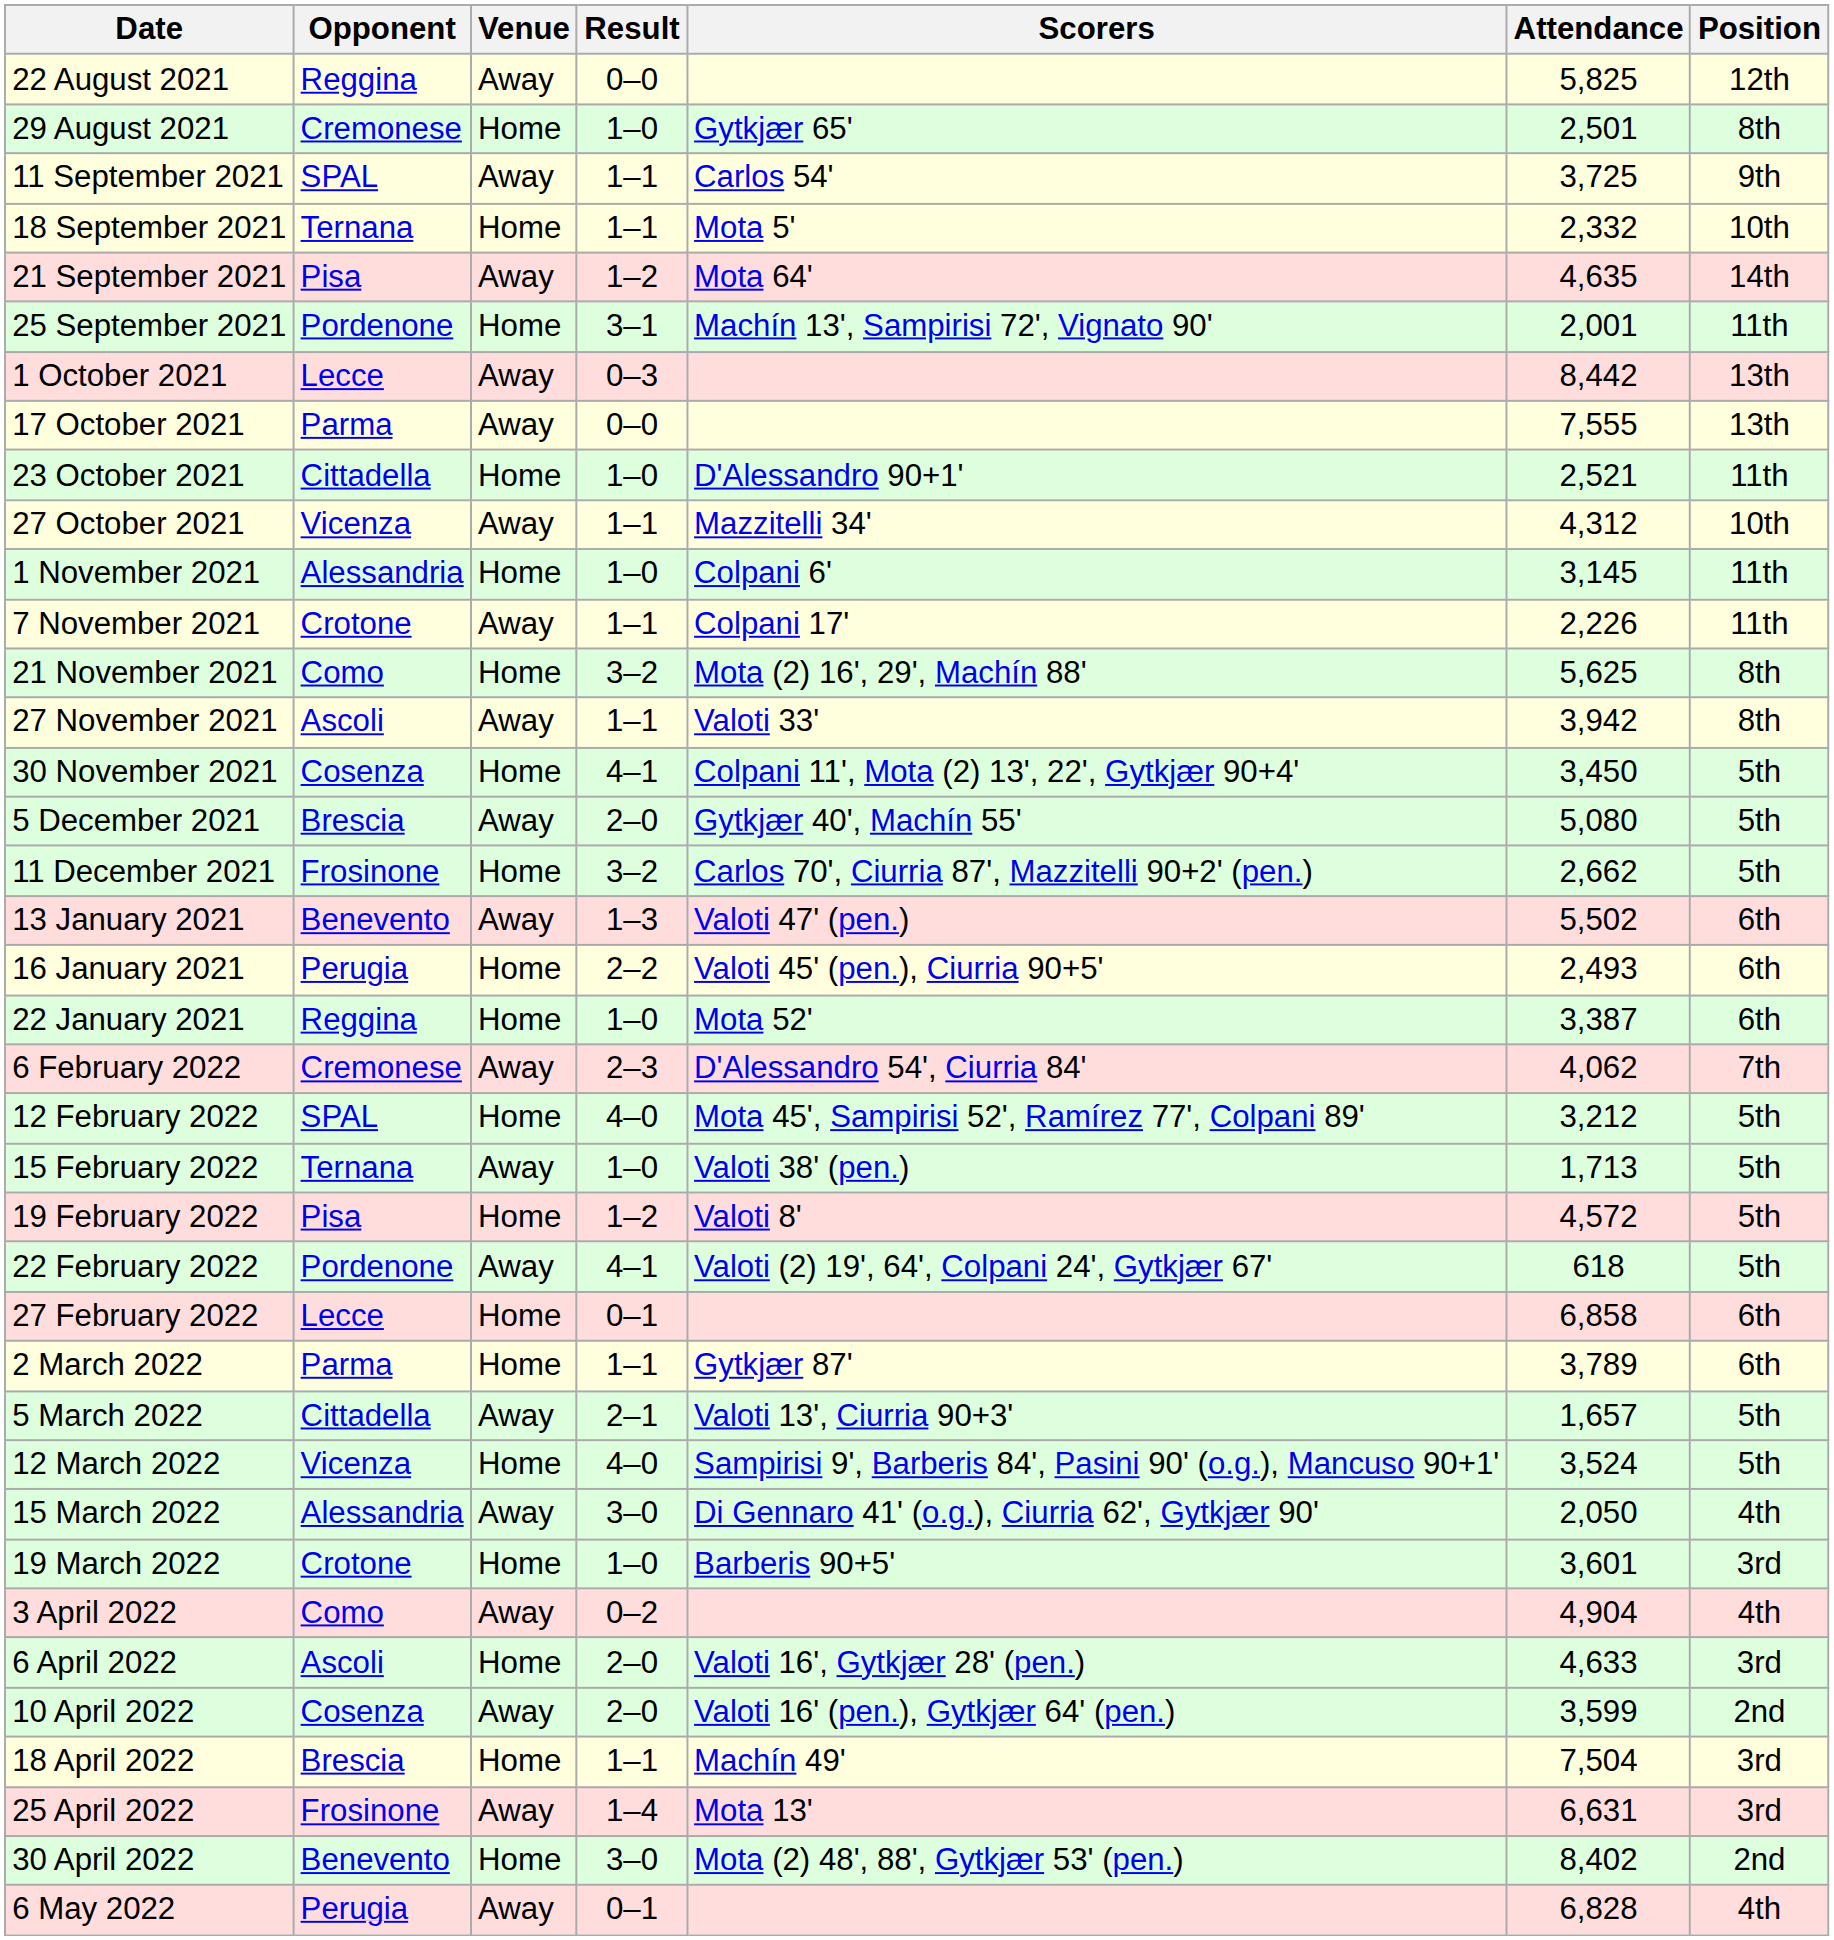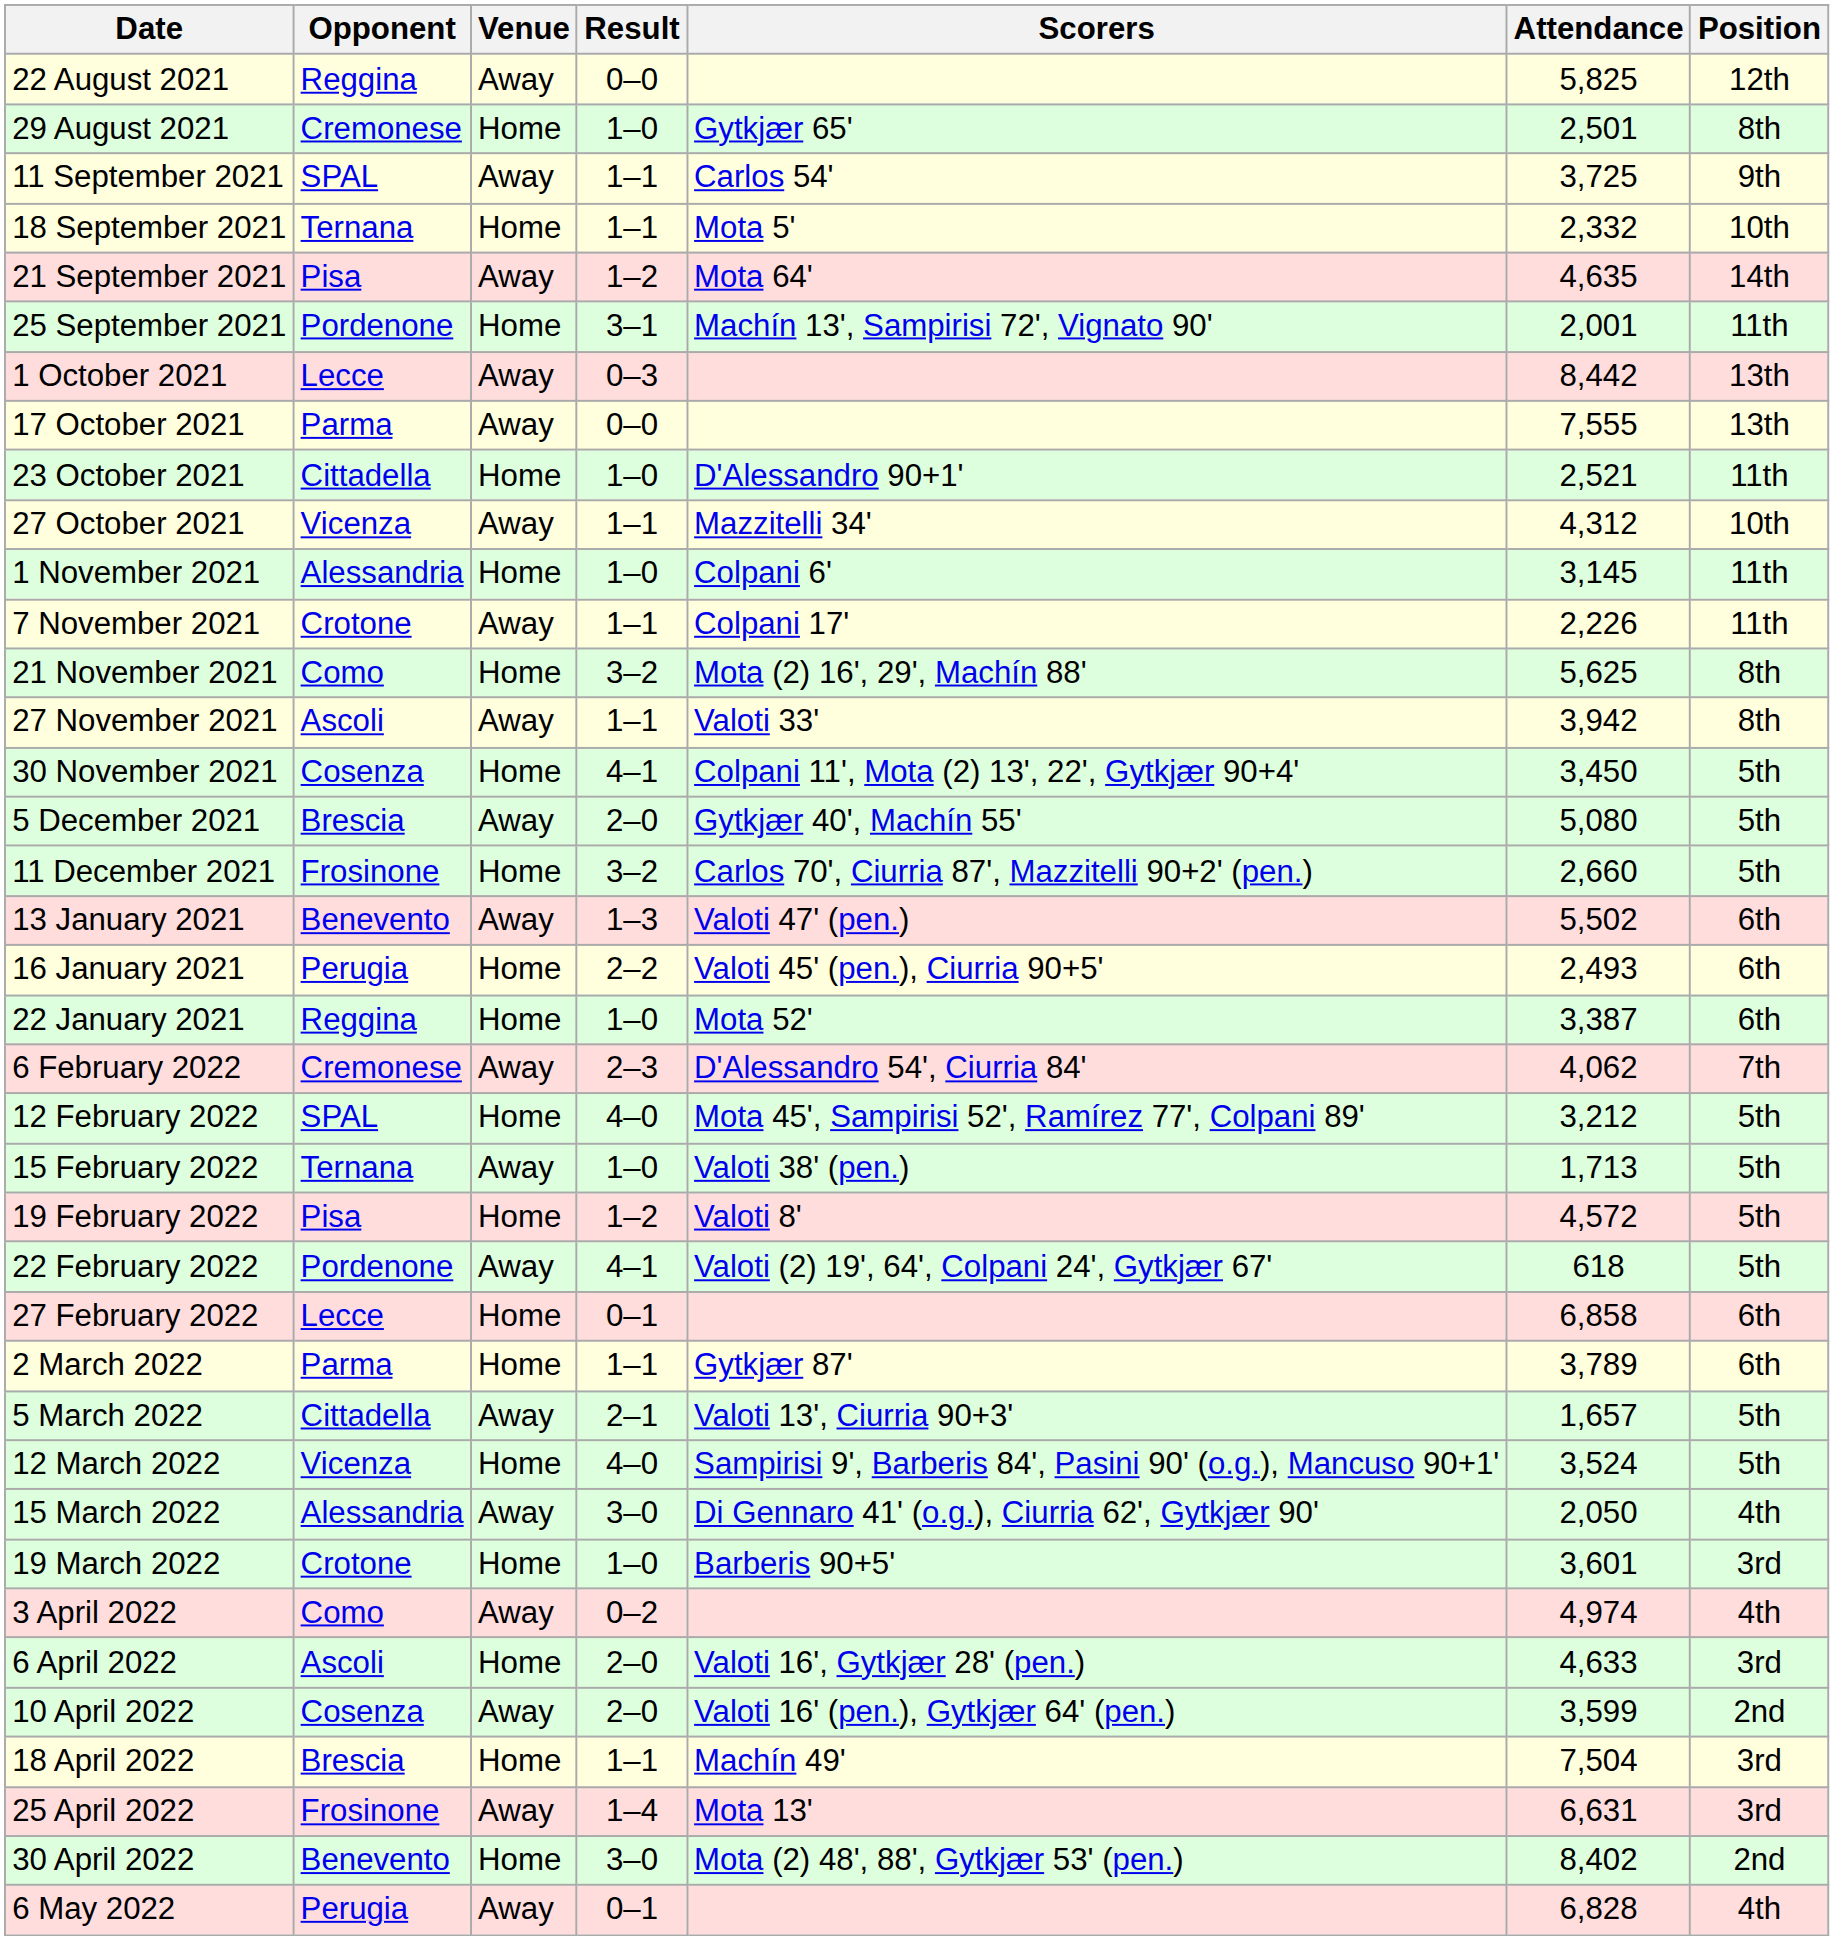(1599, 870) 2,662 -> (1599, 870) 2,660
(1599, 1612) 4,904 -> (1599, 1612) 4,974
